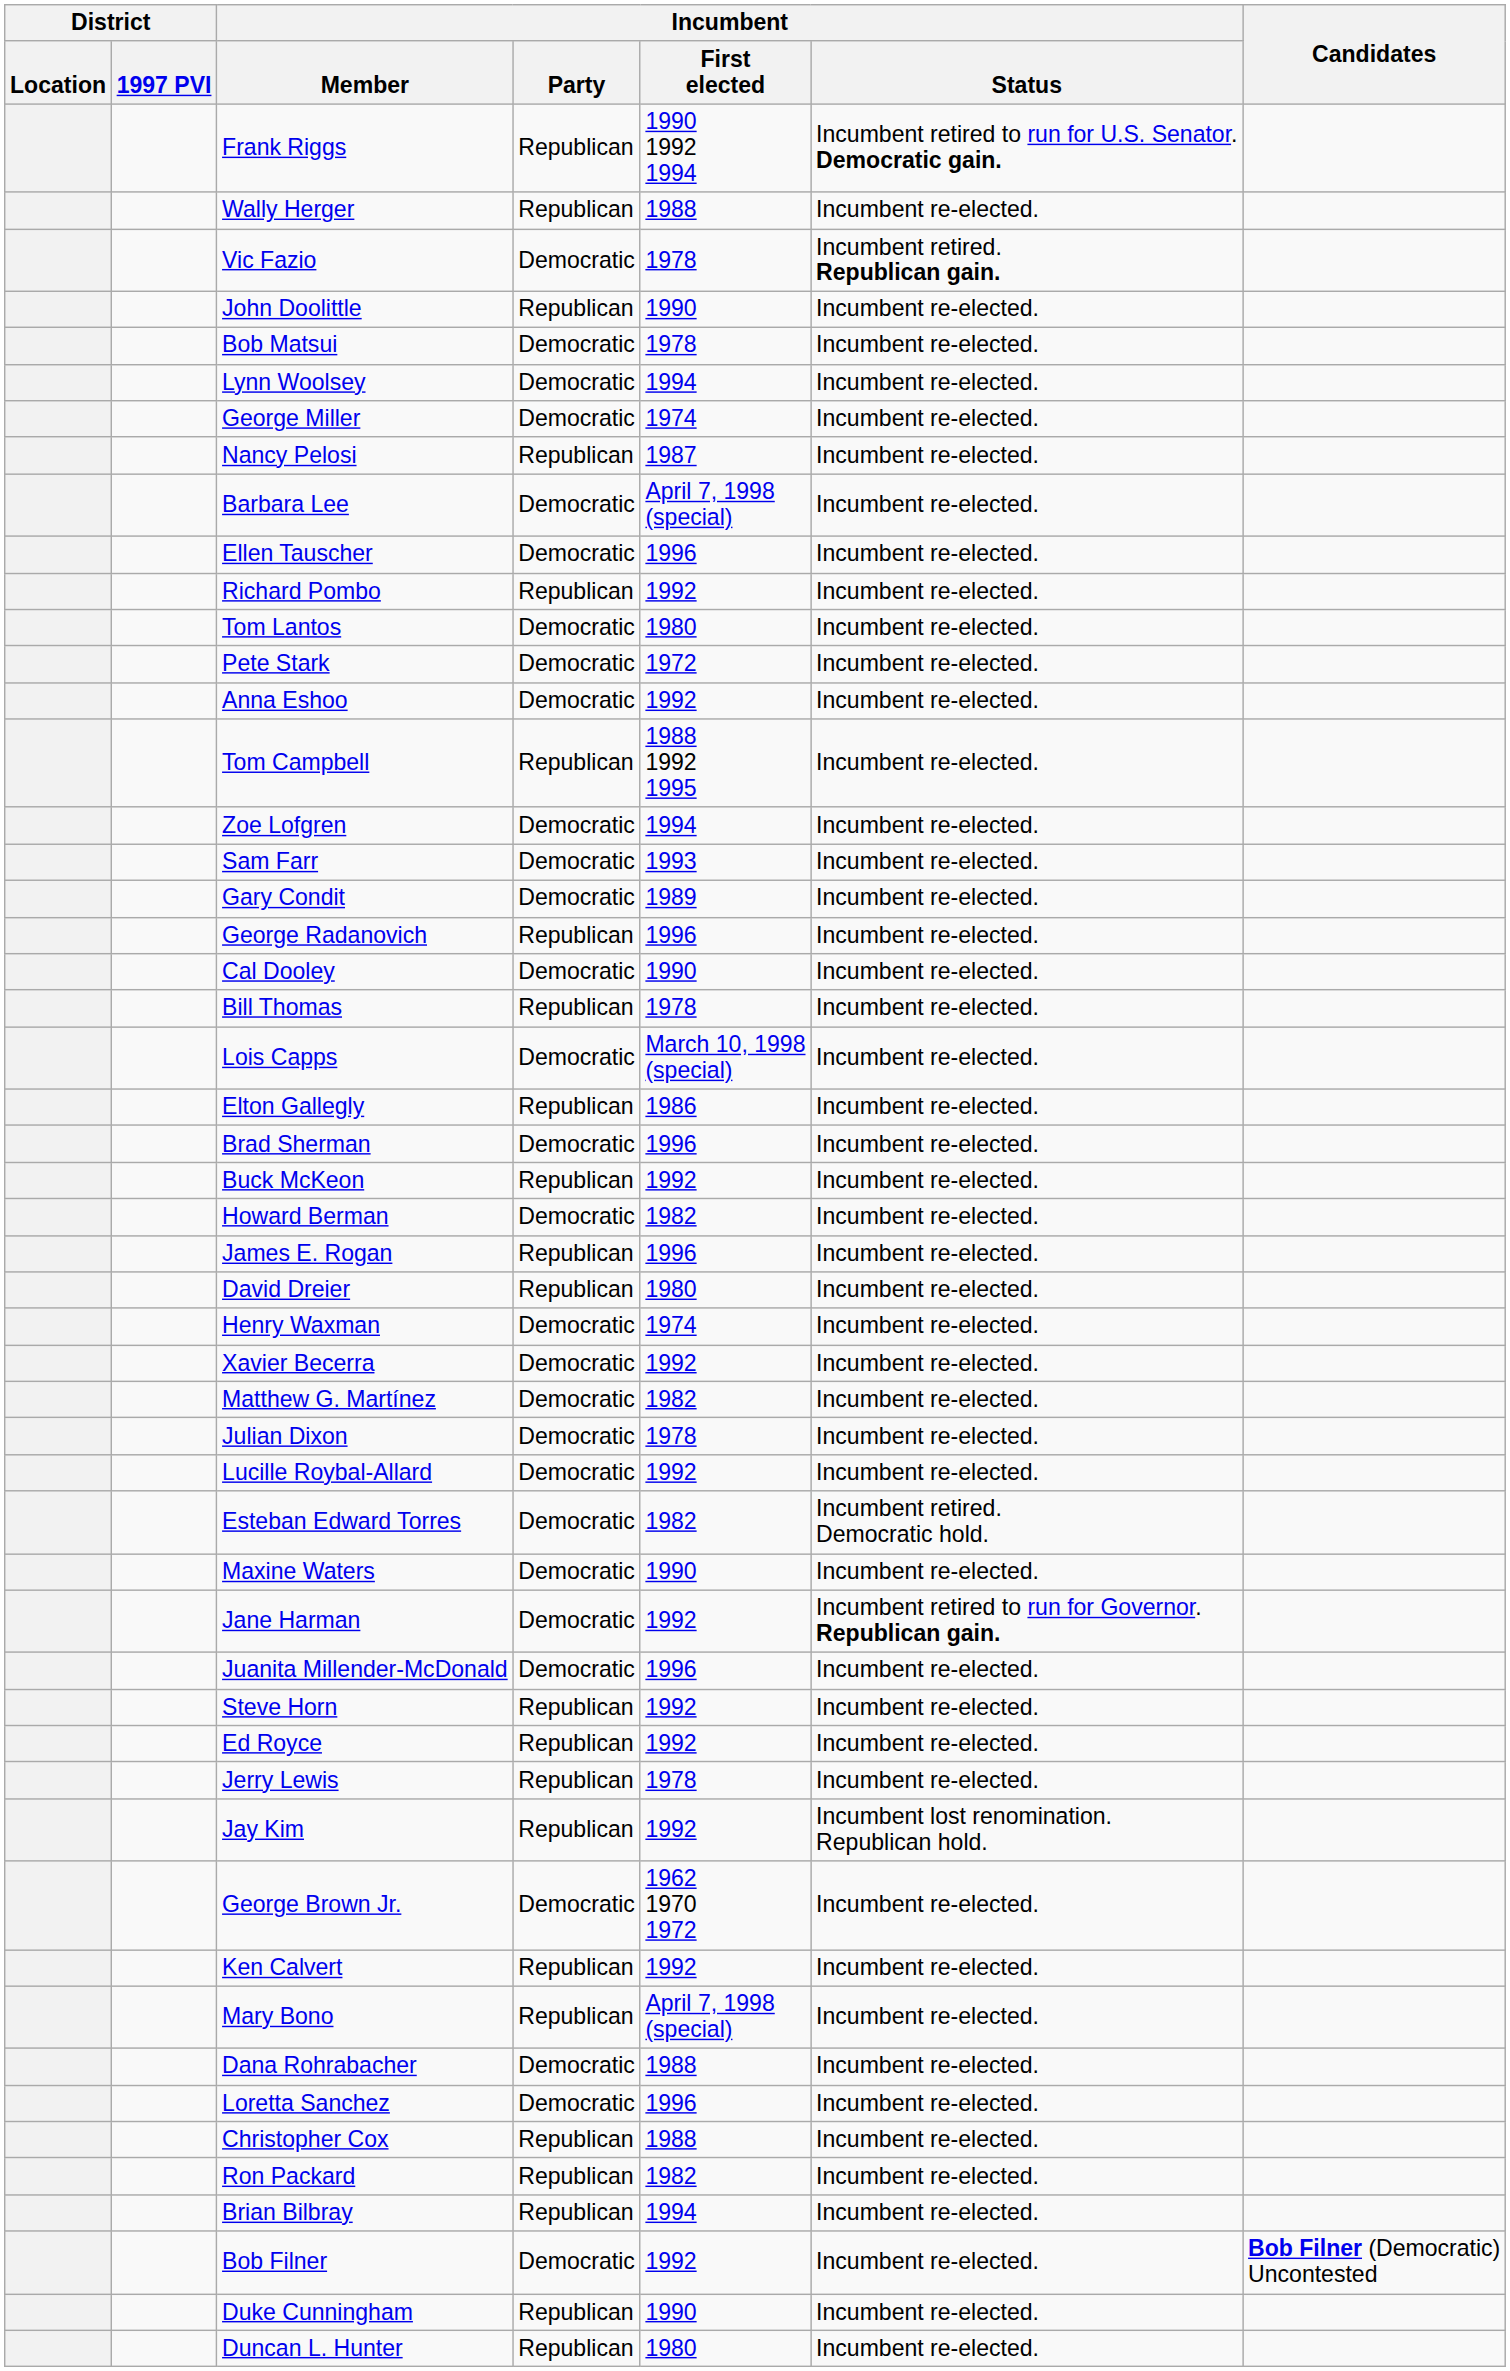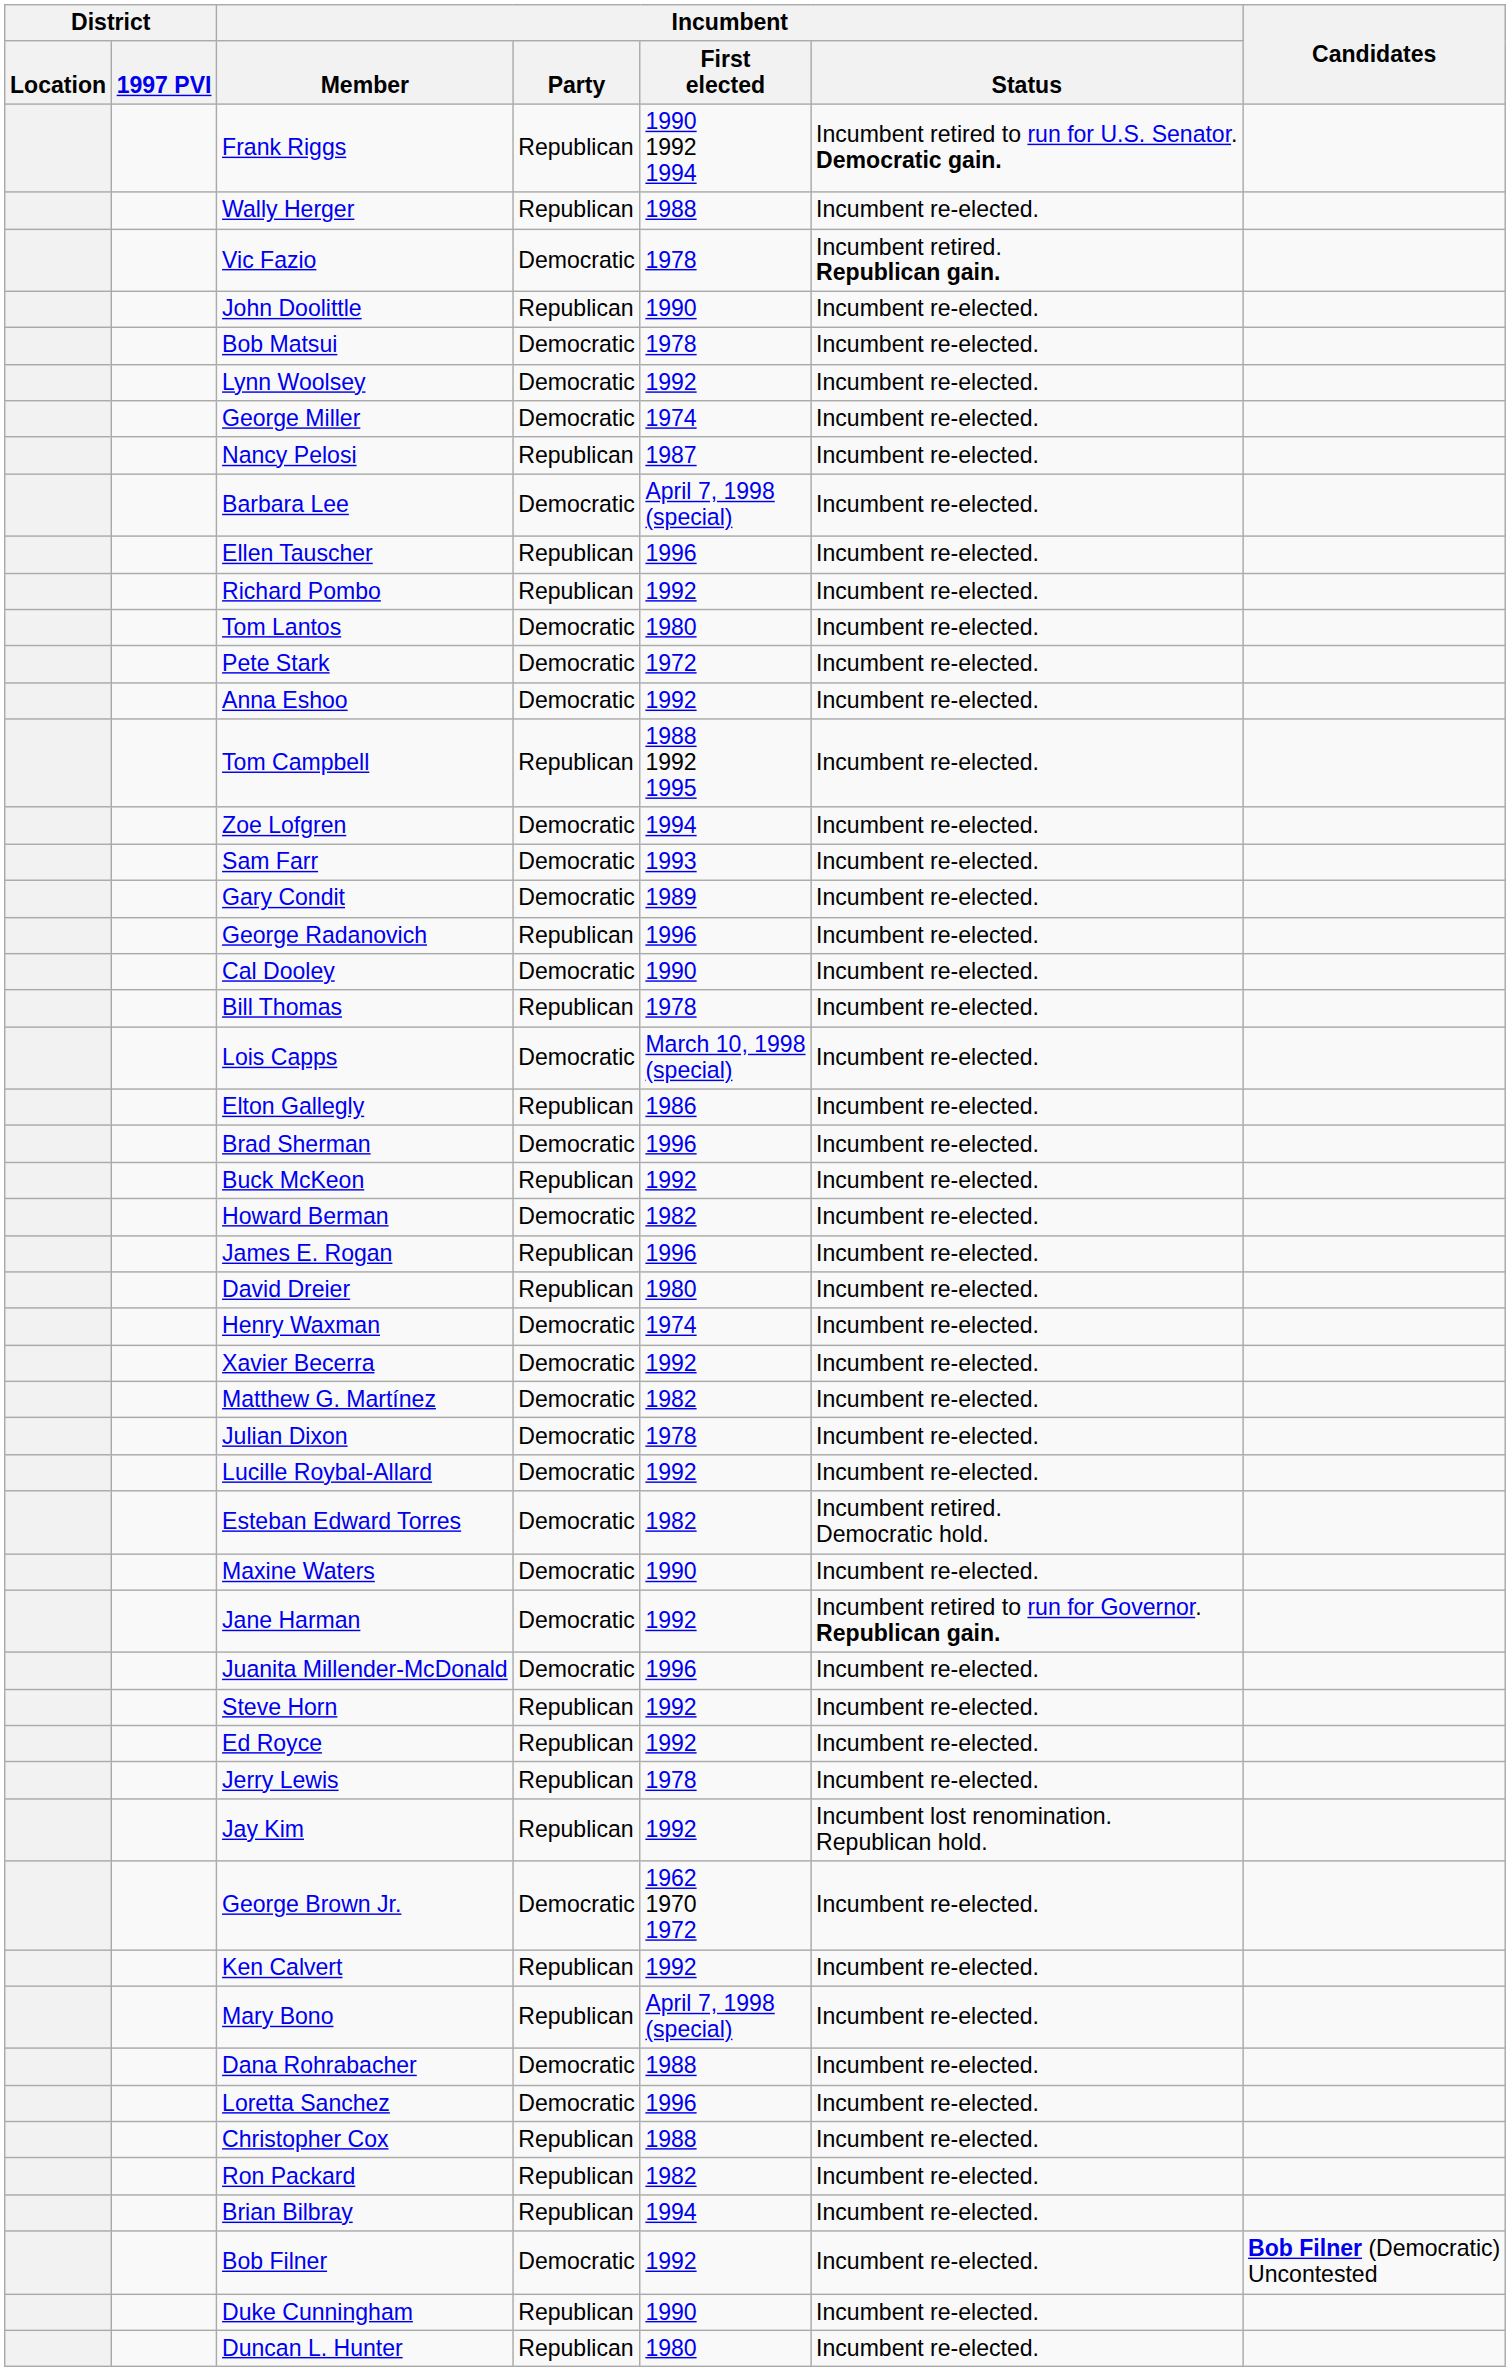(671, 382) 1994 -> (671, 382) 1992
(577, 554) Democratic -> (576, 554) Republican
